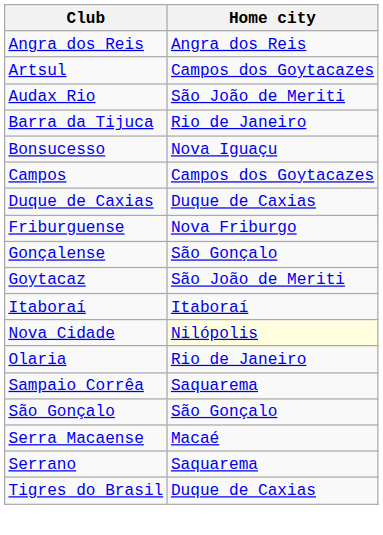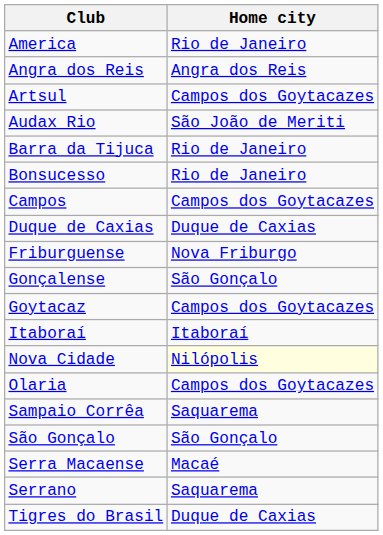+ row: (42, 44)
(224, 149) Nova Iguaçu -> (239, 175) Rio de Janeiro
(258, 280) São João de Meriti -> (272, 307) Campos dos Goytacazes
(239, 359) Rio de Janeiro -> (272, 386) Campos dos Goytacazes
